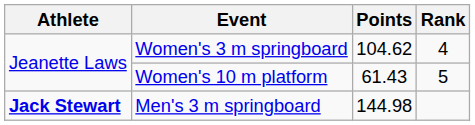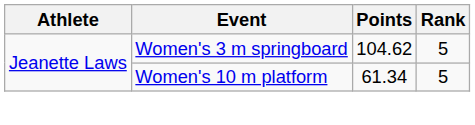(443, 48) 4 -> (443, 48) 5
(384, 77) 61.43 -> (384, 77) 61.34
- row: (228, 106)
